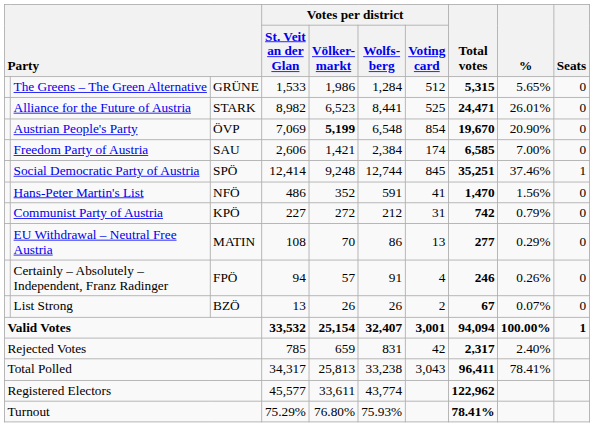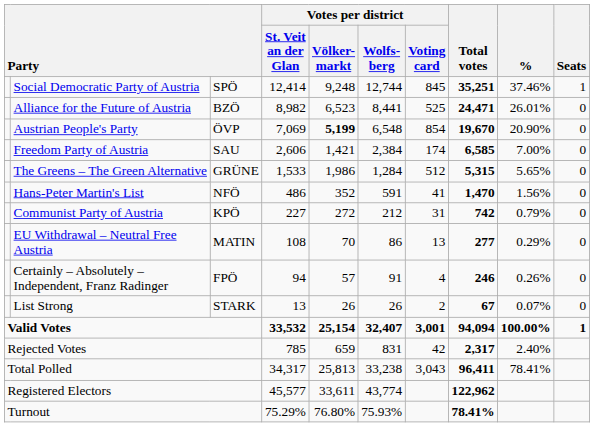rows swapped: (107, 171) <-> (110, 87)
(234, 108) STARK -> (226, 108) BZÖ
(226, 306) BZÖ -> (234, 306) STARK
